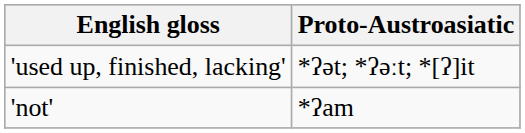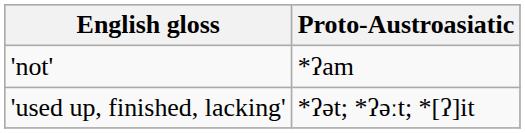rows swapped: (148, 66) <-> (32, 107)
